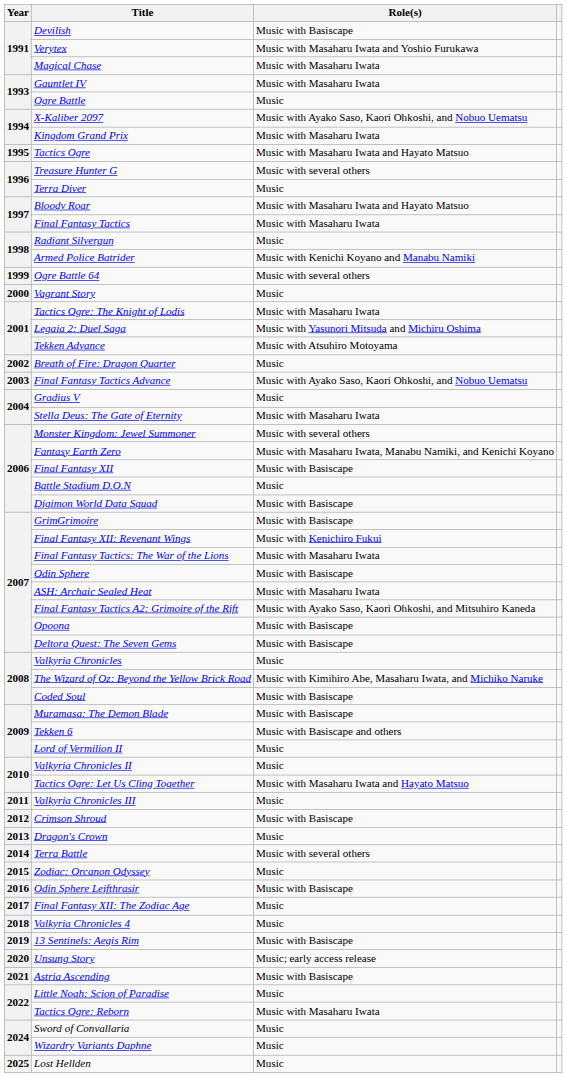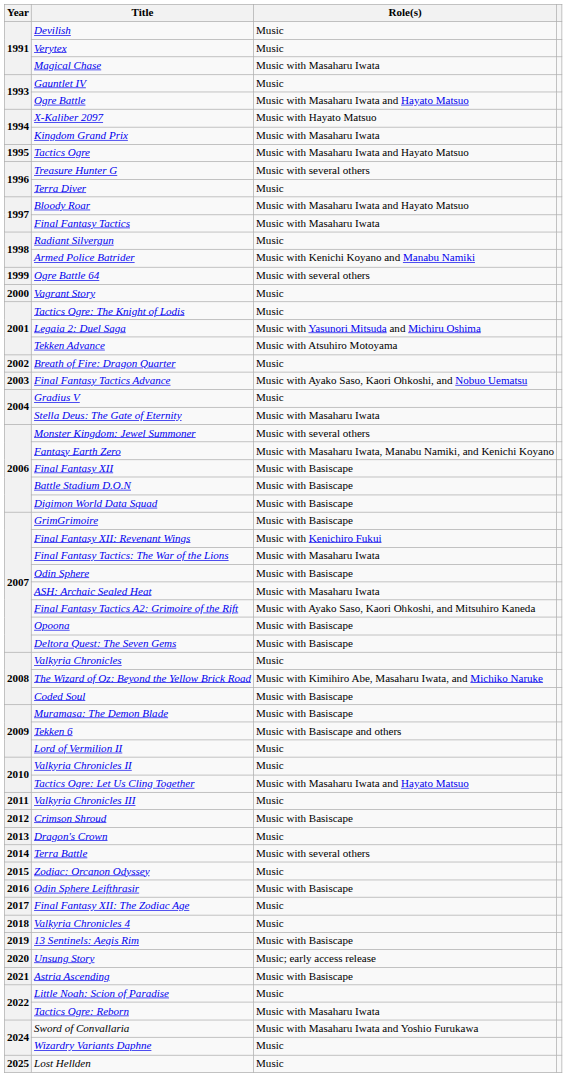(304, 30) Music with Basiscape -> (270, 30) Music
(367, 48) Music with Masaharu Iwata and Yoshio Furukawa -> (270, 48) Music
(318, 83) Music with Masaharu Iwata -> (270, 83) Music
(270, 100) Music -> (362, 100) Music with Masaharu Iwata and Hayato Matsuo
(392, 118) Music with Ayako Saso, Kaori Ohkoshi, and Nobuo Uematsu -> (316, 118) Music with Hayato Matsuo
(318, 310) Music with Masaharu Iwata -> (270, 310) Music
(270, 485) Music -> (304, 485) Music with Basiscape
(270, 1028) Music -> (367, 1028) Music with Masaharu Iwata and Yoshio Furukawa
